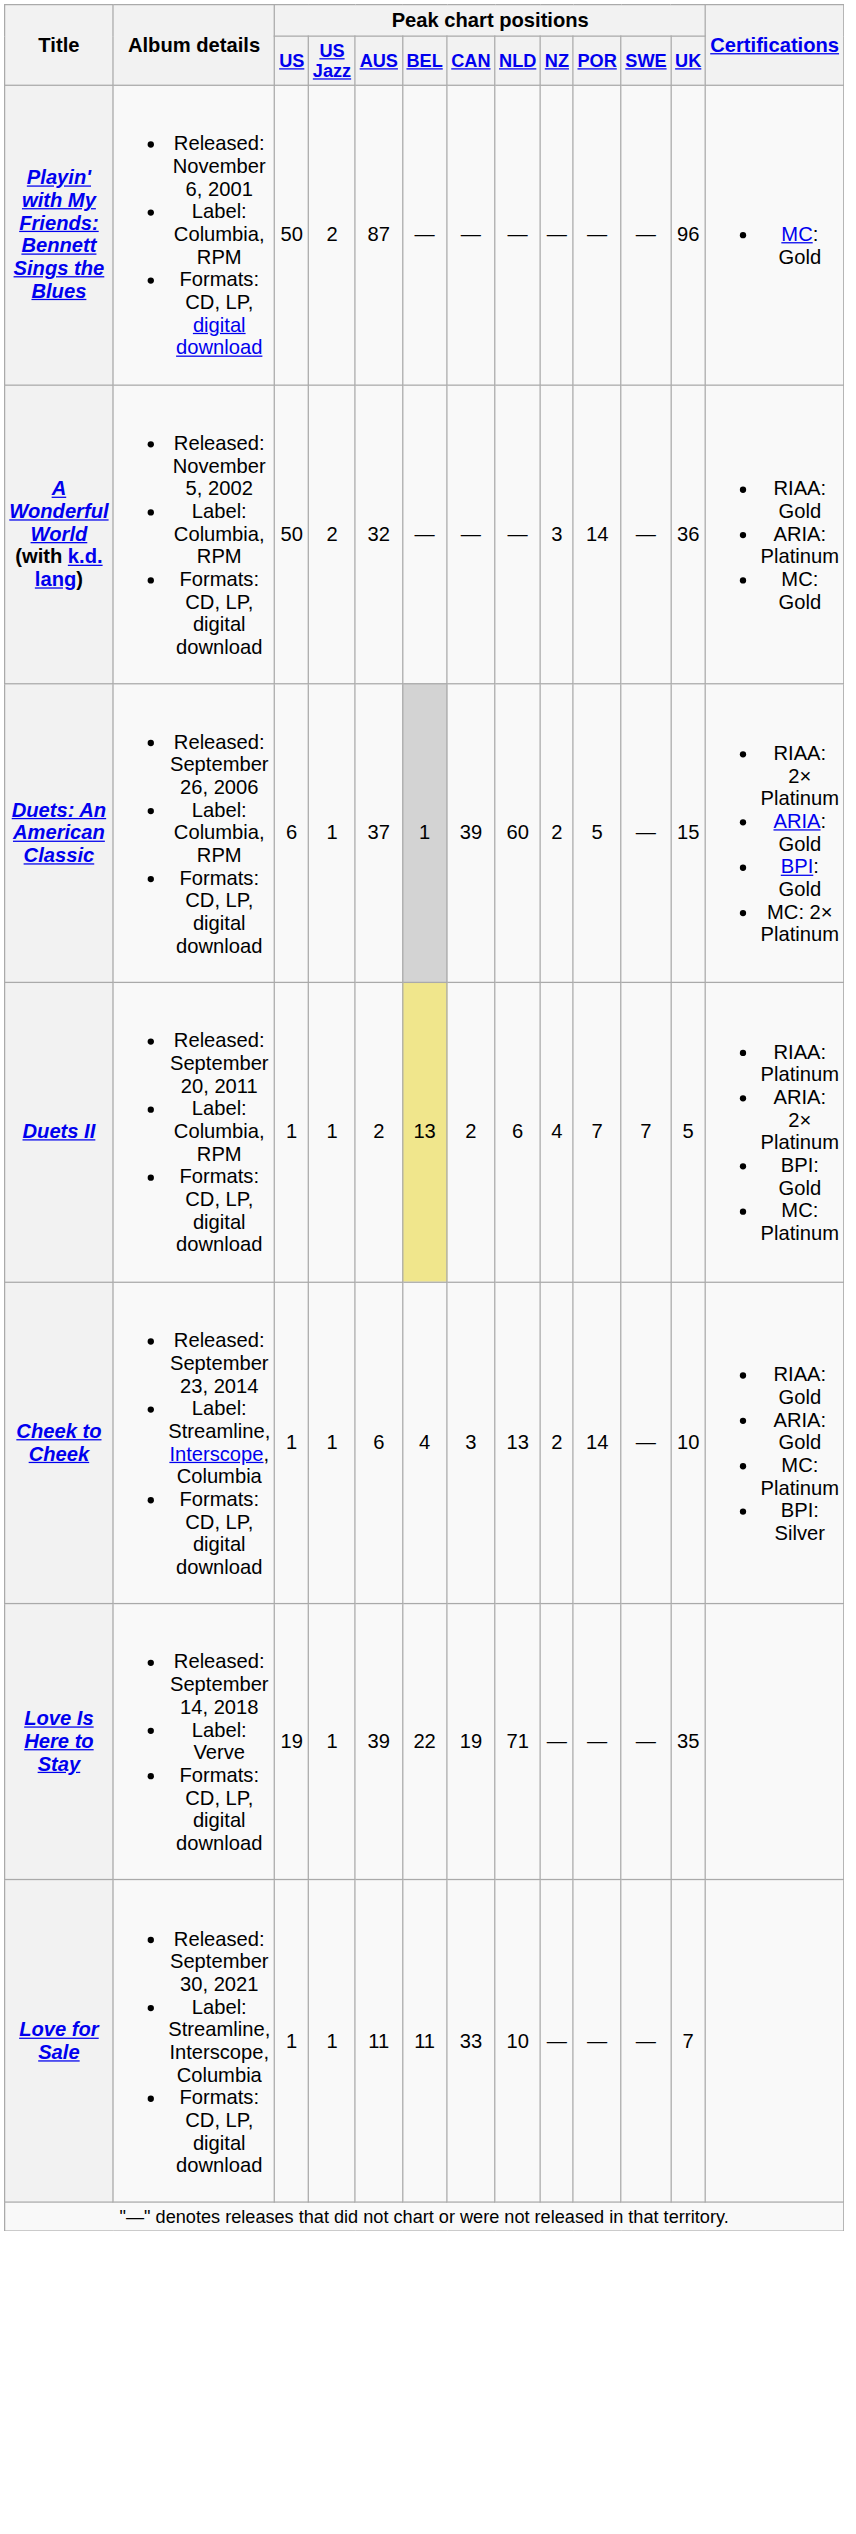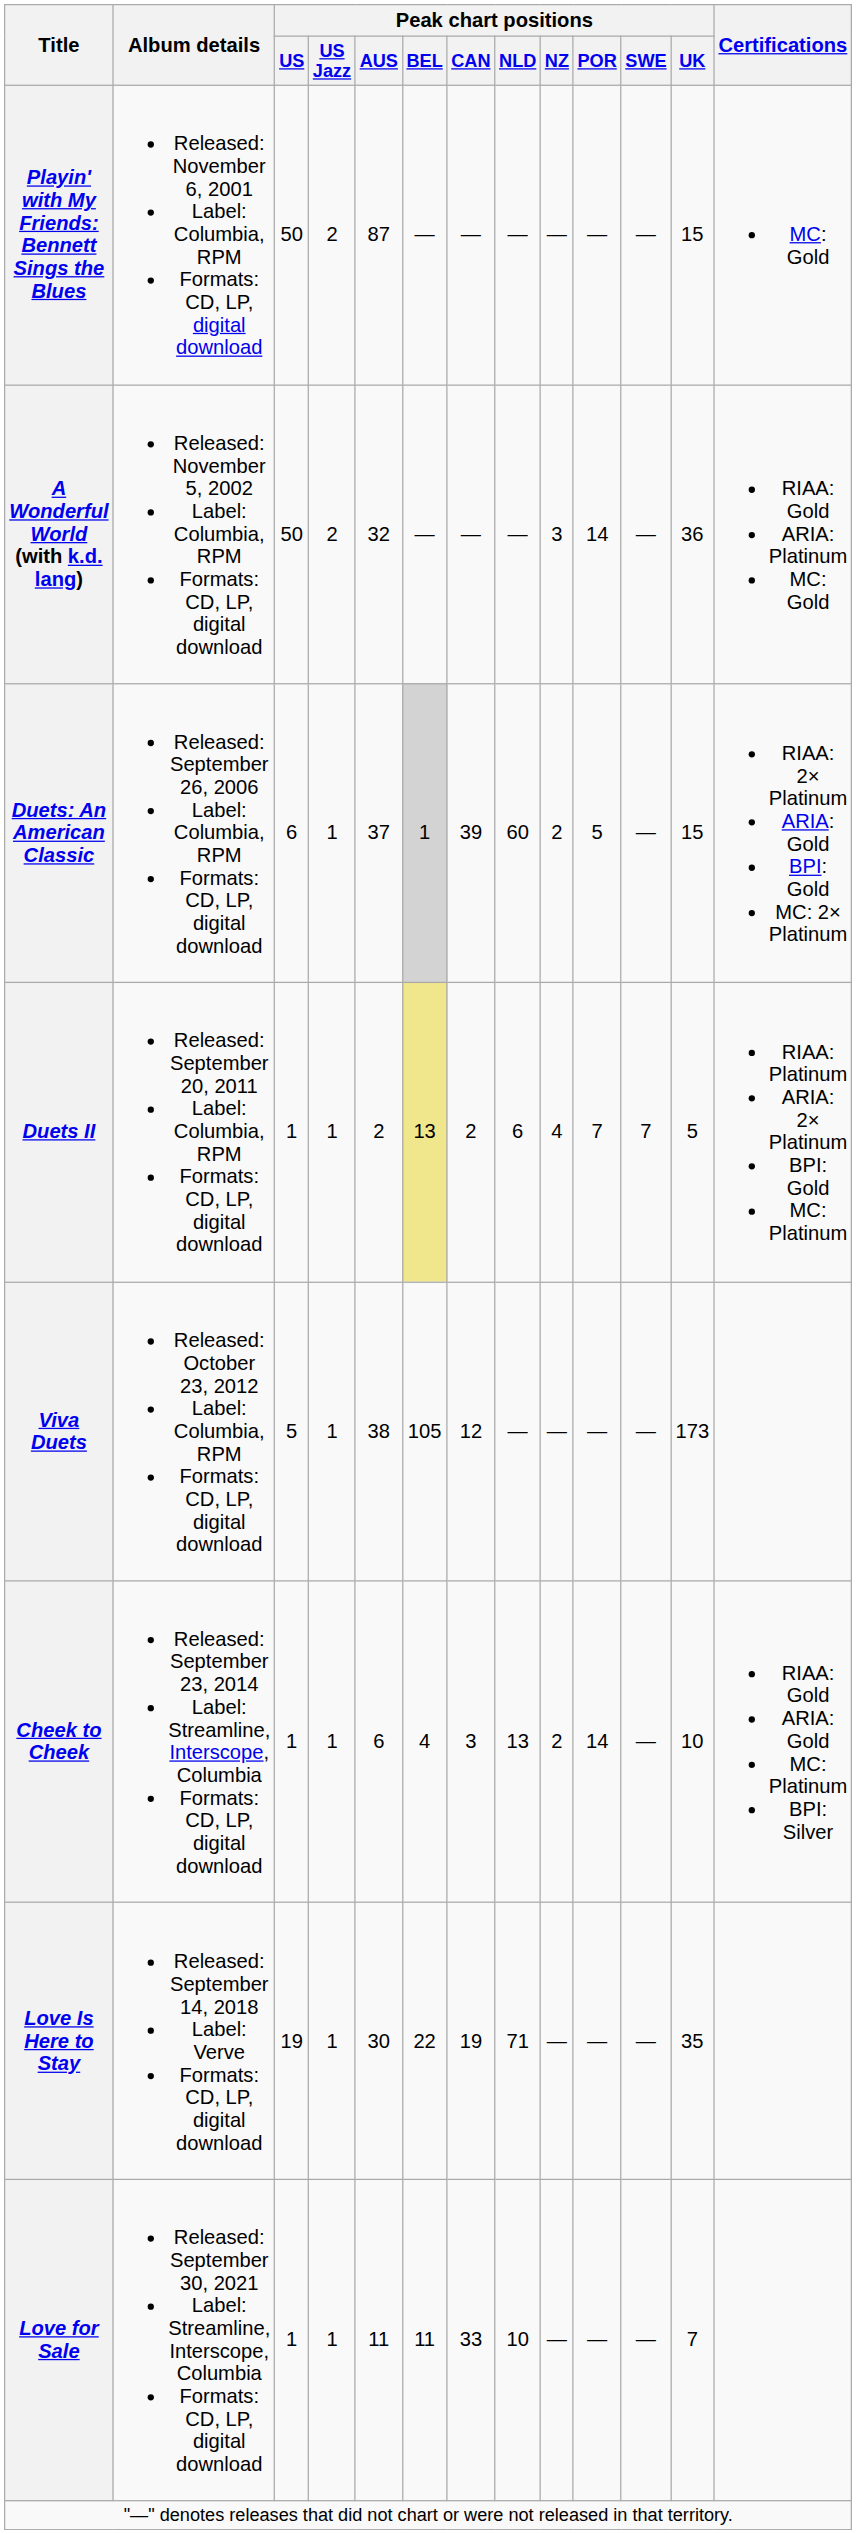(688, 234) 96 -> (692, 234) 15
+ row: (59, 1431)
(379, 1741) 39 -> (379, 2040) 30
